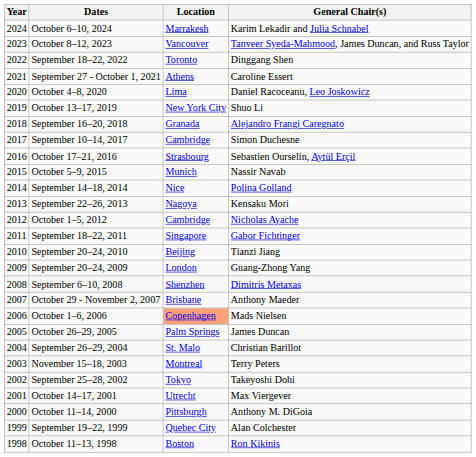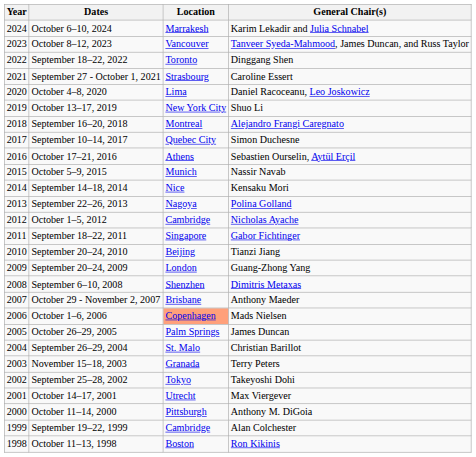(180, 76) Athens -> (187, 76) Strasbourg
(182, 124) Granada -> (184, 124) Montreal
(188, 140) Cambridge -> (191, 140) Quebec City
(187, 156) Strasbourg -> (180, 156) Athens
(261, 188) Polina Golland -> (260, 188) Kensaku Mori
(260, 204) Kensaku Mori -> (261, 204) Polina Golland
(184, 364) Montreal -> (182, 364) Granada
(191, 428) Quebec City -> (188, 428) Cambridge
